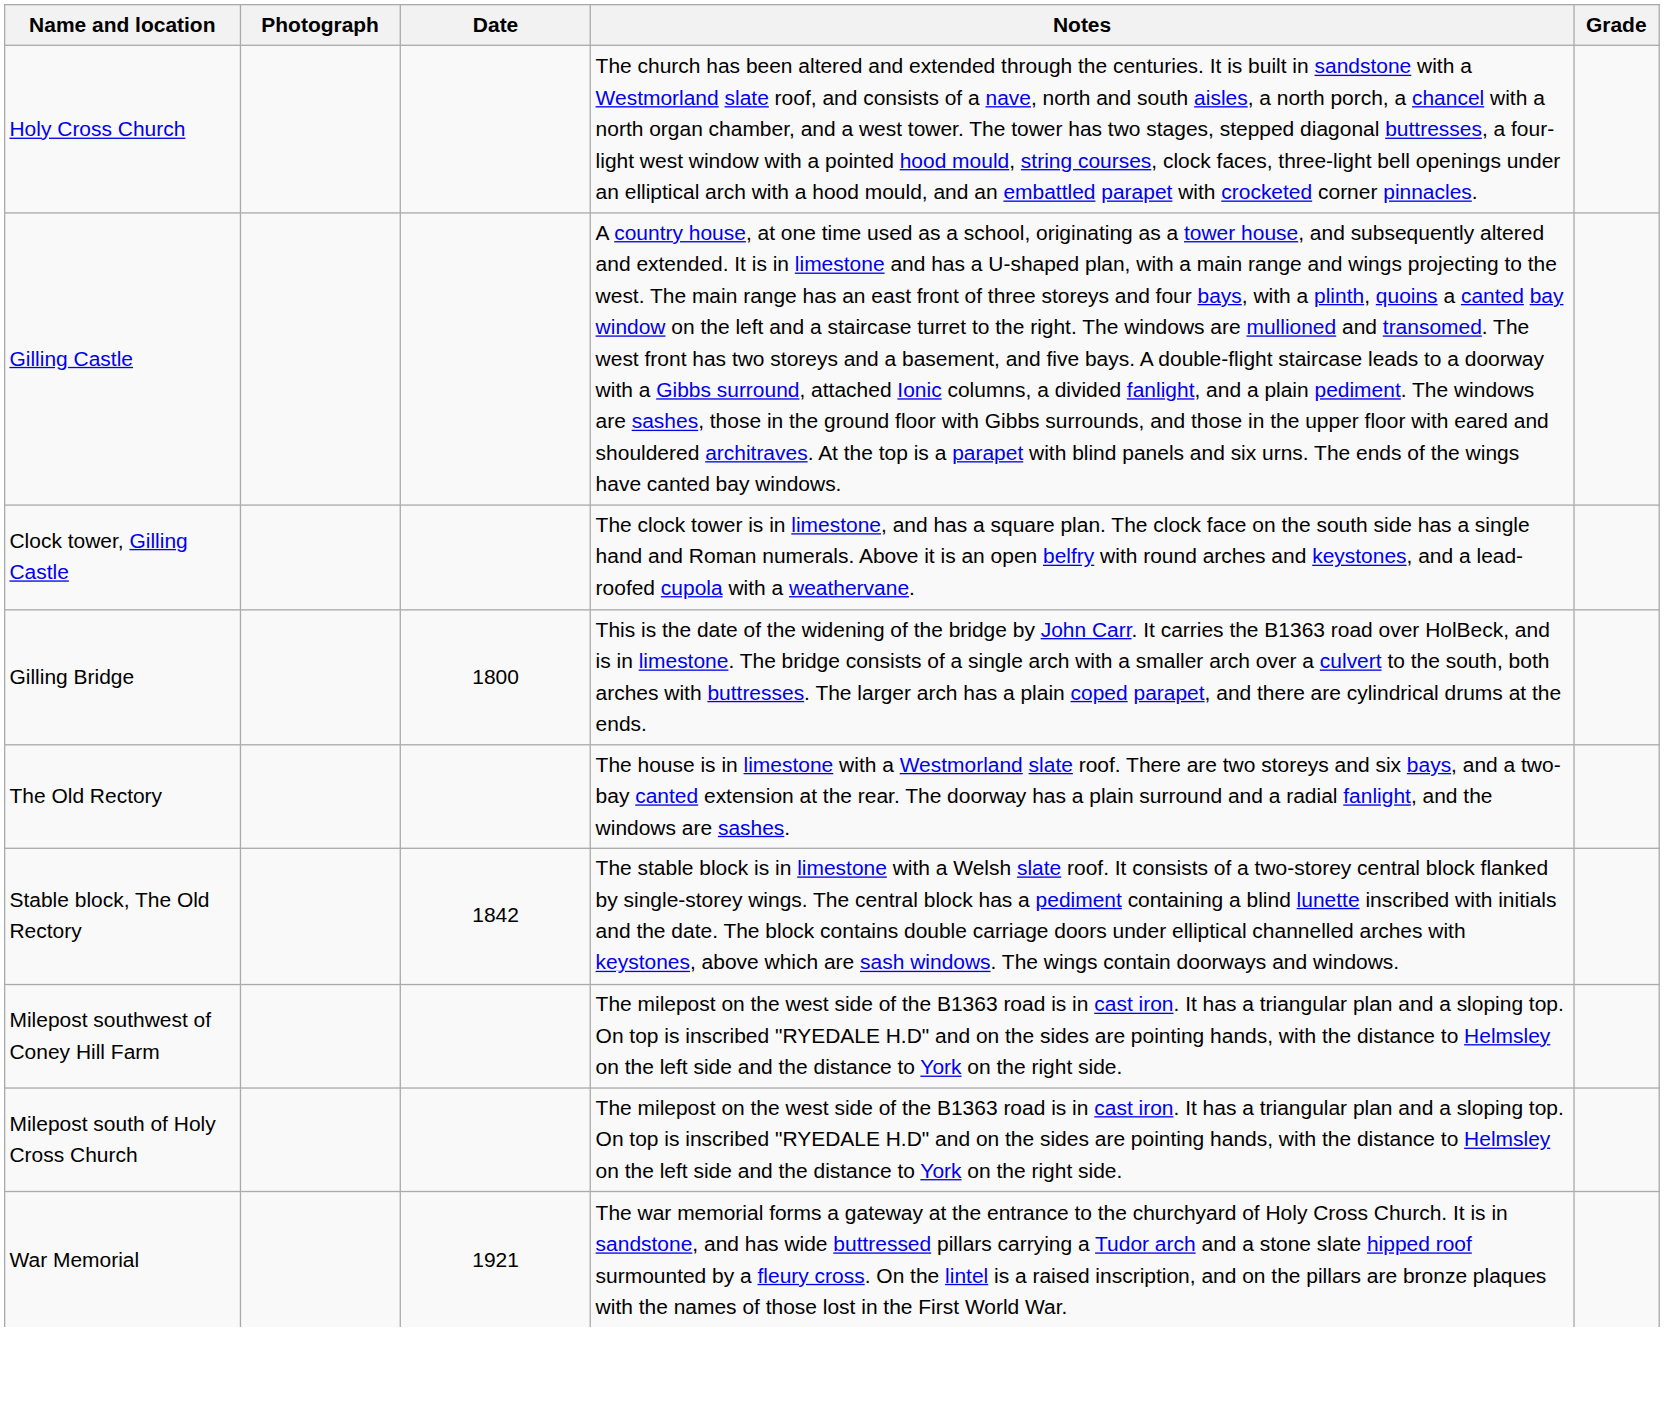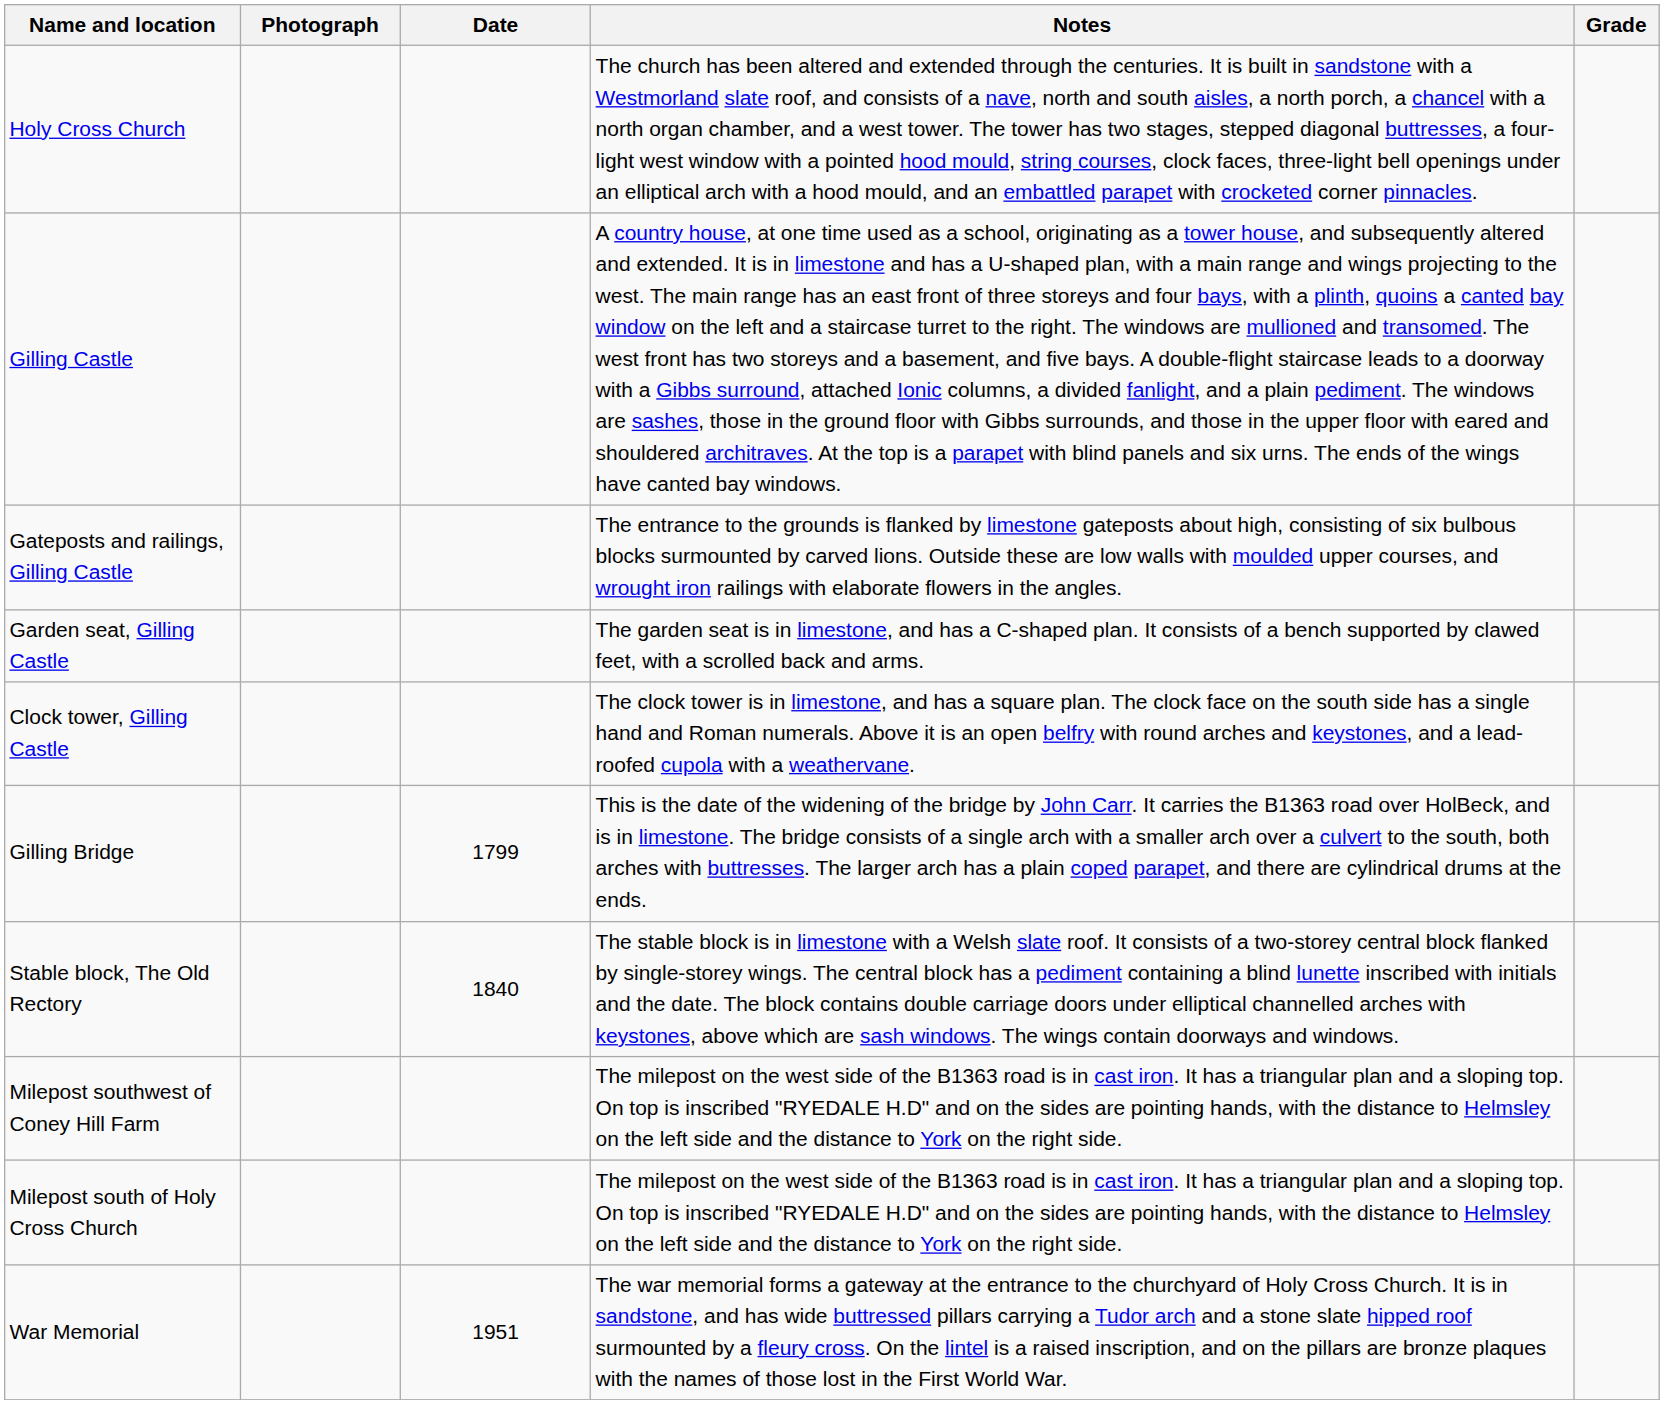+ row: (117, 557)
+ row: (102, 645)
(496, 676) 1800 -> (496, 853) 1799
- row: (86, 796)
(496, 916) 1842 -> (496, 988) 1840
(496, 1259) 1921 -> (496, 1332) 1951
